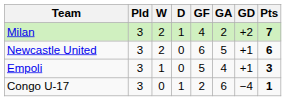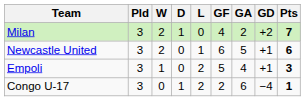+ column: (201, 13)
